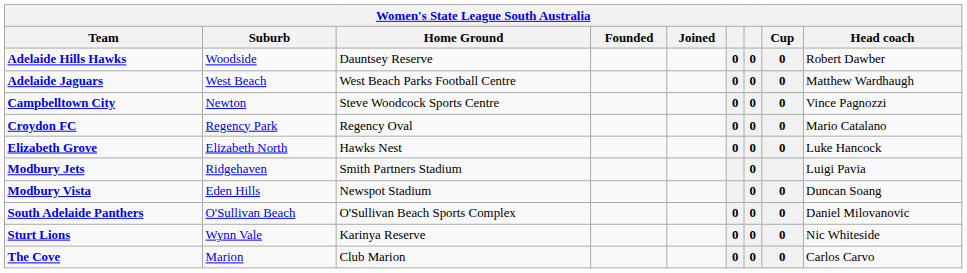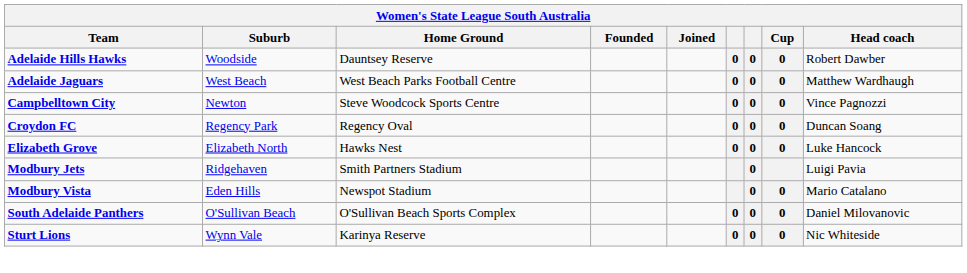(846, 125) Mario Catalano -> (844, 125) Duncan Soang
(844, 191) Duncan Soang -> (846, 191) Mario Catalano
- row: (34, 257)
